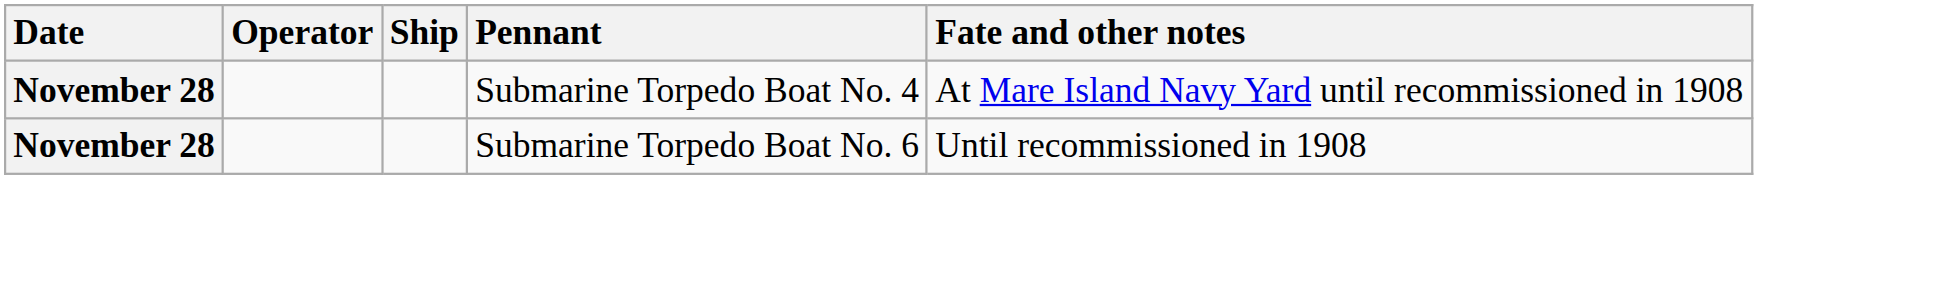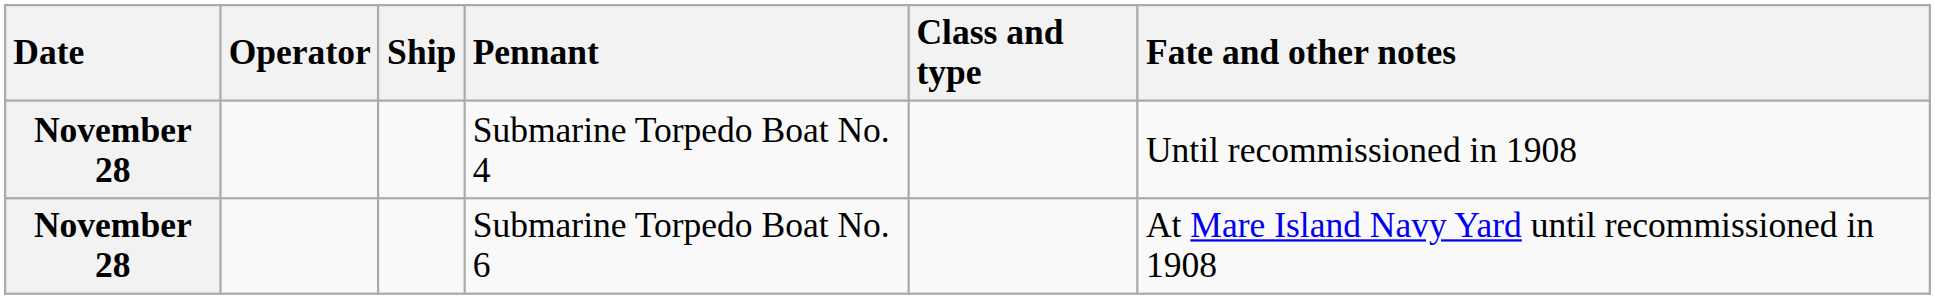+ column: (990, 52)
(1339, 88) At Mare Island Navy Yard until recommissioned in 1908 -> (1362, 148) Until recommissioned in 1908
(1151, 145) Until recommissioned in 1908 -> (1510, 245) At Mare Island Navy Yard until recommissioned in 1908
